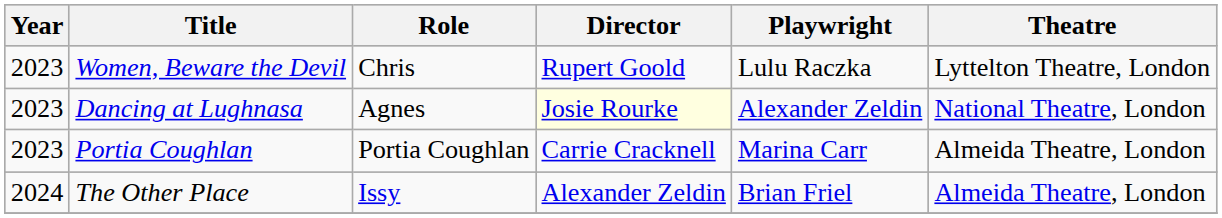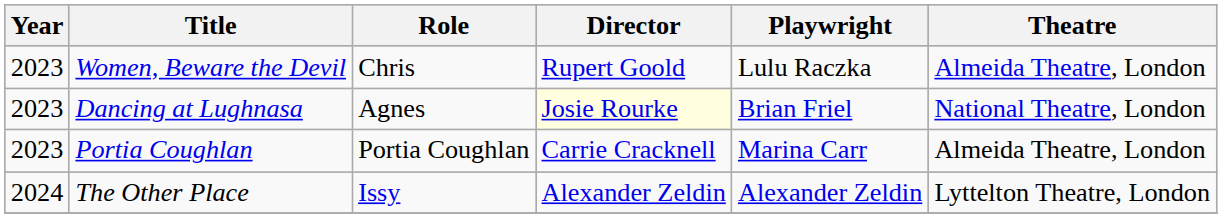(1072, 66) Lyttelton Theatre, London -> (1070, 66) Almeida Theatre, London
(830, 108) Alexander Zeldin -> (795, 108) Brian Friel
(795, 191) Brian Friel -> (830, 191) Alexander Zeldin
(1070, 191) Almeida Theatre, London -> (1072, 191) Lyttelton Theatre, London
